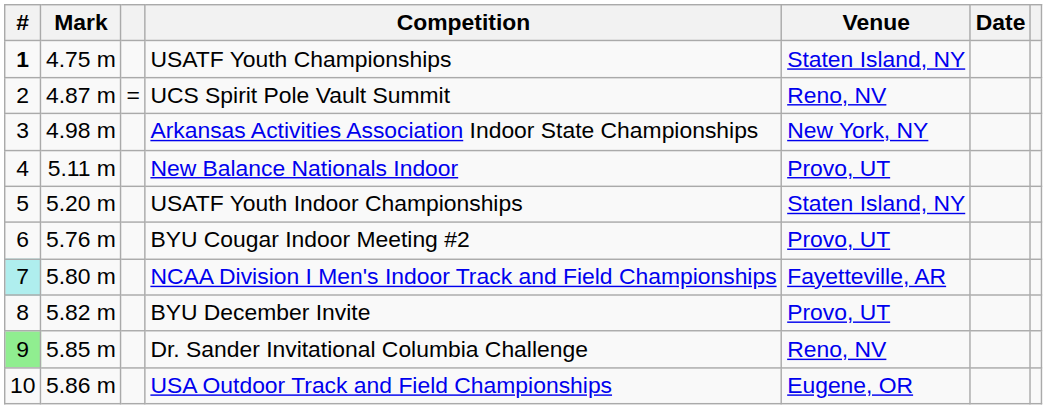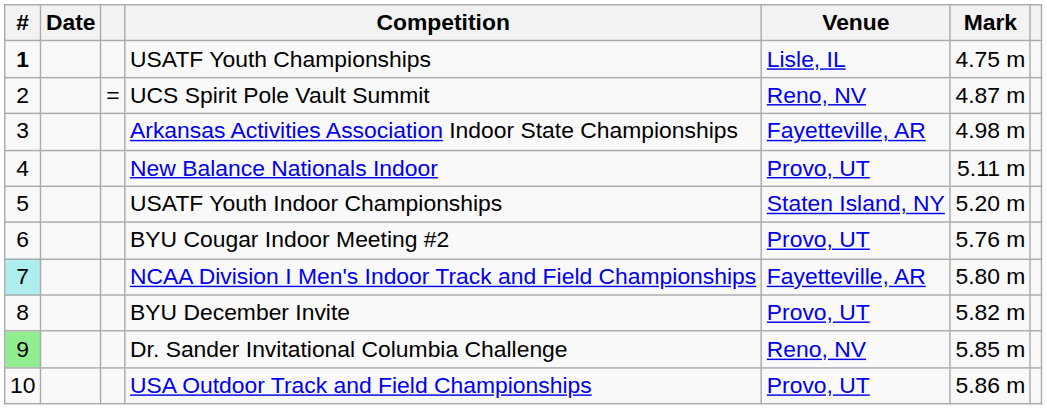columns swapped: (81, 22) <-> (1001, 22)
(876, 58) Staten Island, NY -> (806, 58) Lisle, IL
(858, 131) New York, NY -> (846, 131) Fayetteville, AR
(850, 385) Eugene, OR -> (818, 385) Provo, UT
